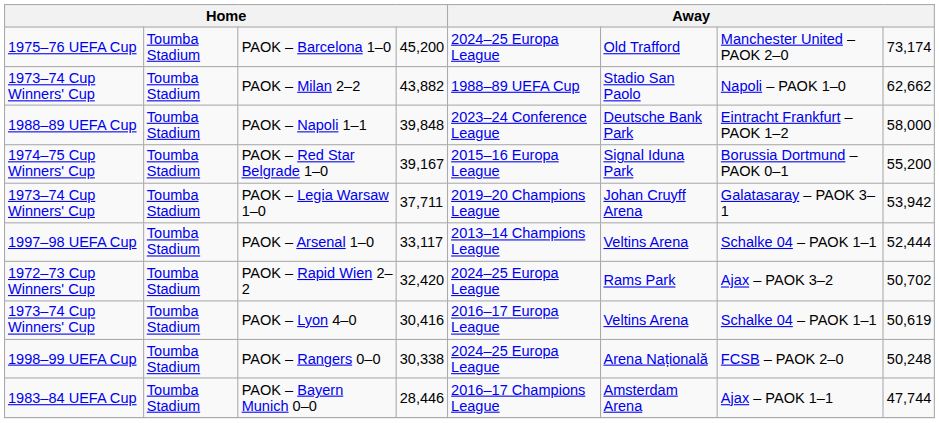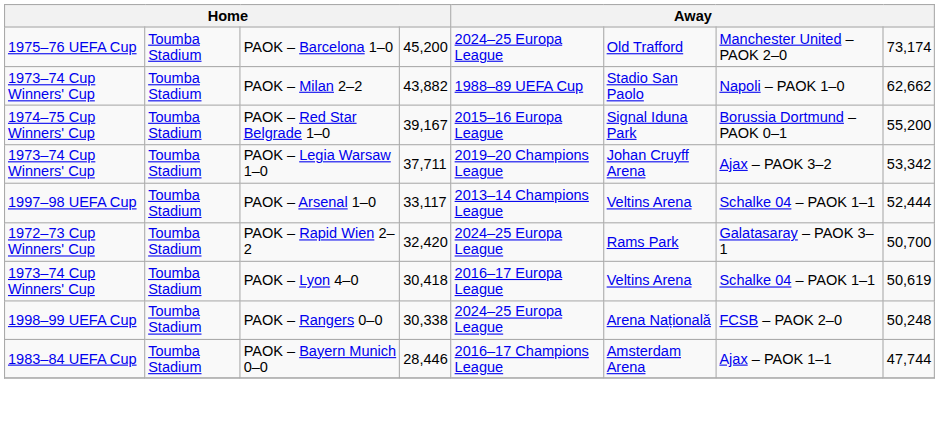- row: (304, 125)
(798, 203) Galatasaray – PAOK 3–1 -> (775, 164) Ajax – PAOK 3–2
(909, 203) 53,942 -> (909, 164) 53,342
(777, 280) Ajax – PAOK 3–2 -> (796, 242) Galatasaray – PAOK 3–1
(909, 280) 50,702 -> (909, 242) 50,700
(422, 319) 30,416 -> (425, 280) 30,418
